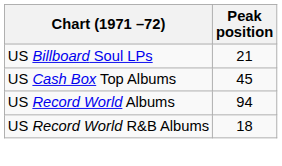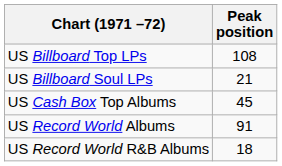+ row: (77, 56)
(245, 102) 94 -> (245, 126) 91
